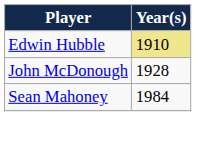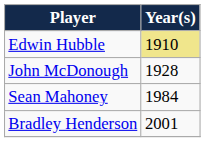+ row: (73, 123)
